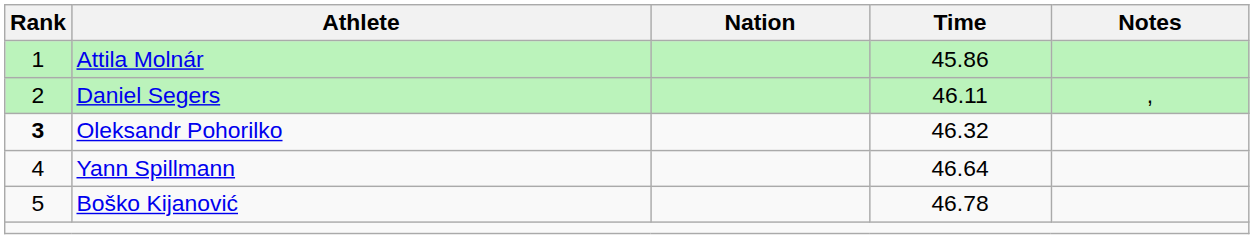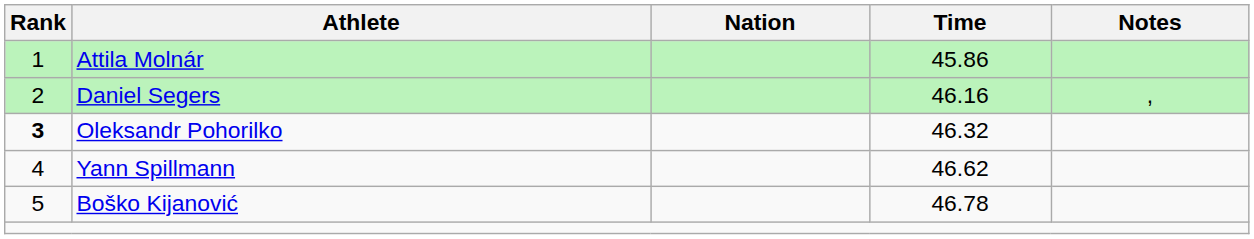(960, 95) 46.11 -> (960, 95) 46.16
(960, 167) 46.64 -> (960, 167) 46.62
